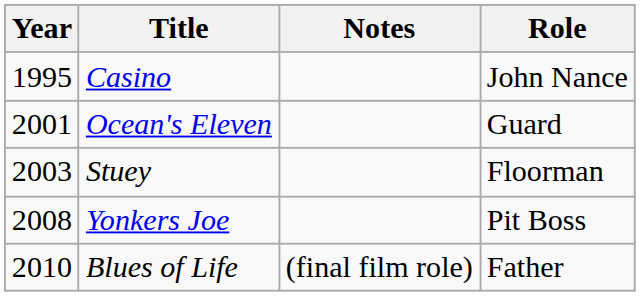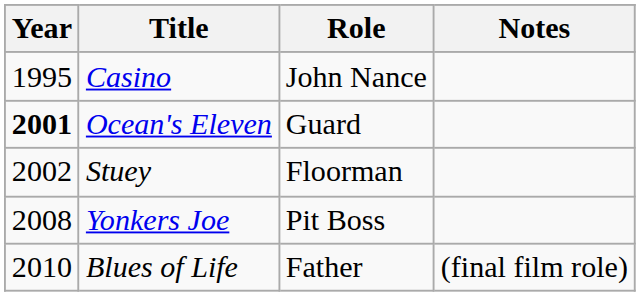columns swapped: (557, 28) <-> (379, 28)
(42, 123) normal -> (42, 123) bold
(42, 171) 2003 -> (42, 171) 2002
